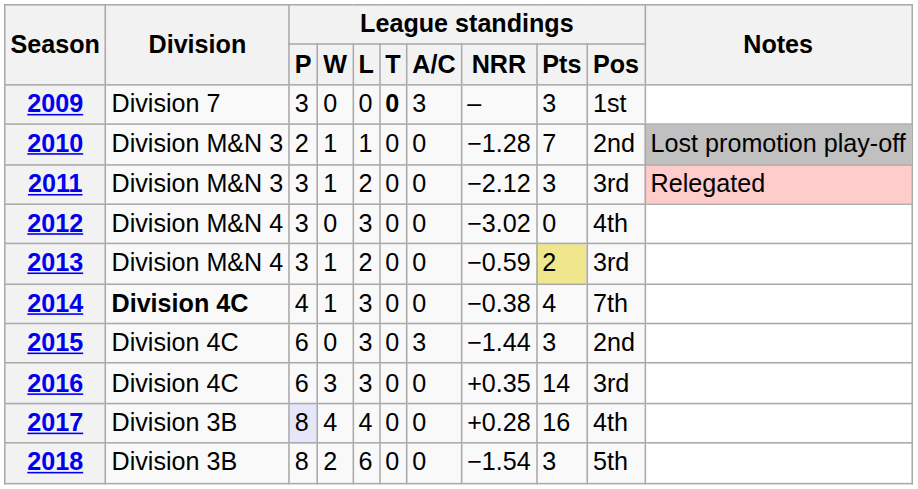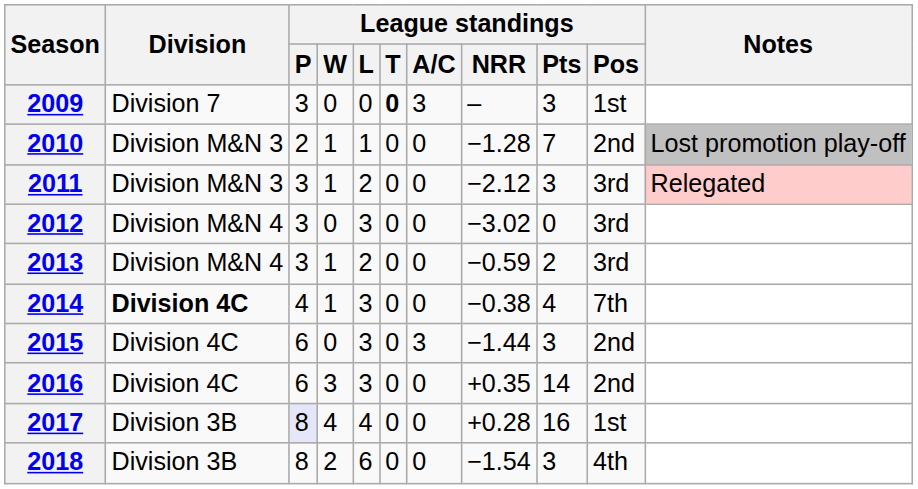(610, 223) 4th -> (611, 223) 3rd
(549, 263) khaki background -> (549, 263) no background
(611, 382) 3rd -> (614, 382) 2nd
(610, 422) 4th -> (610, 422) 1st
(610, 462) 5th -> (610, 462) 4th
